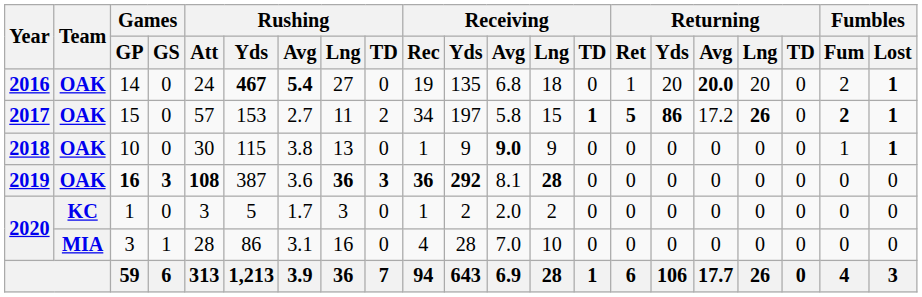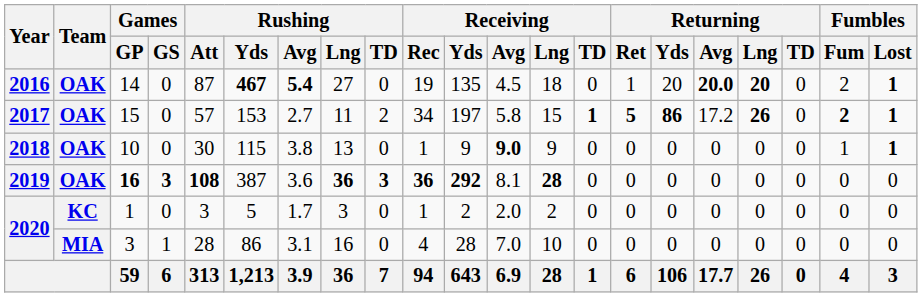(204, 84) 24 -> (204, 84) 87
(508, 84) 6.8 -> (508, 84) 4.5
(760, 84) normal -> (760, 84) bold
